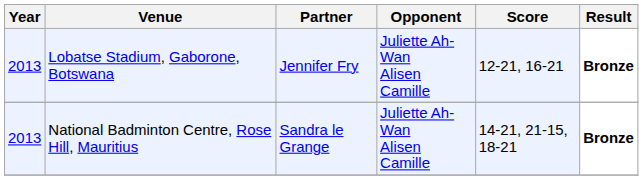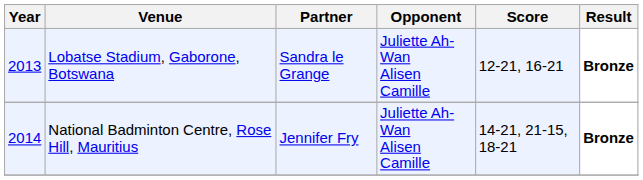(319, 65) Jennifer Fry -> (312, 65) Sandra le Grange
(25, 139) 2013 -> (25, 139) 2014
(312, 139) Sandra le Grange -> (319, 139) Jennifer Fry
